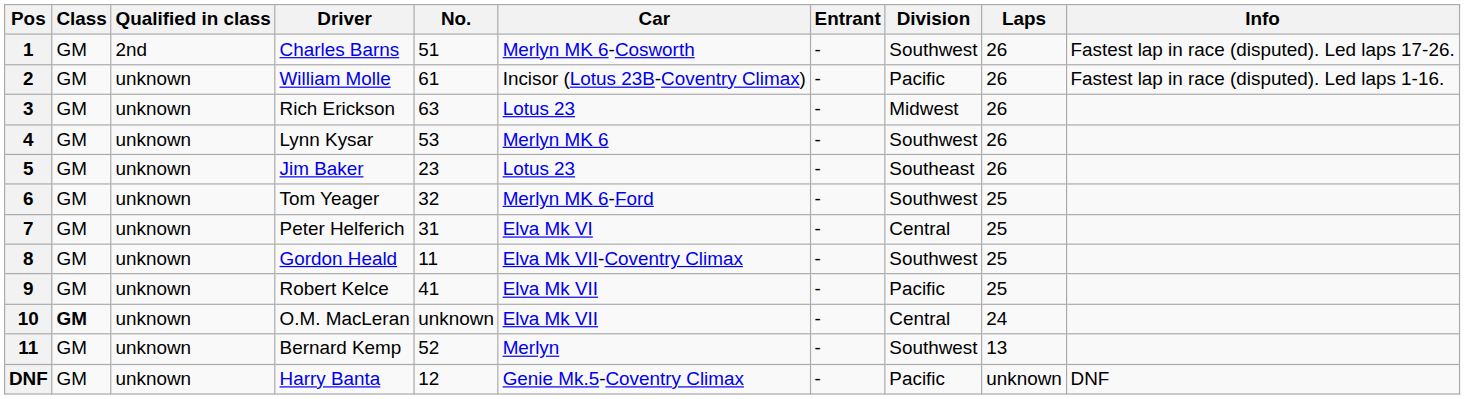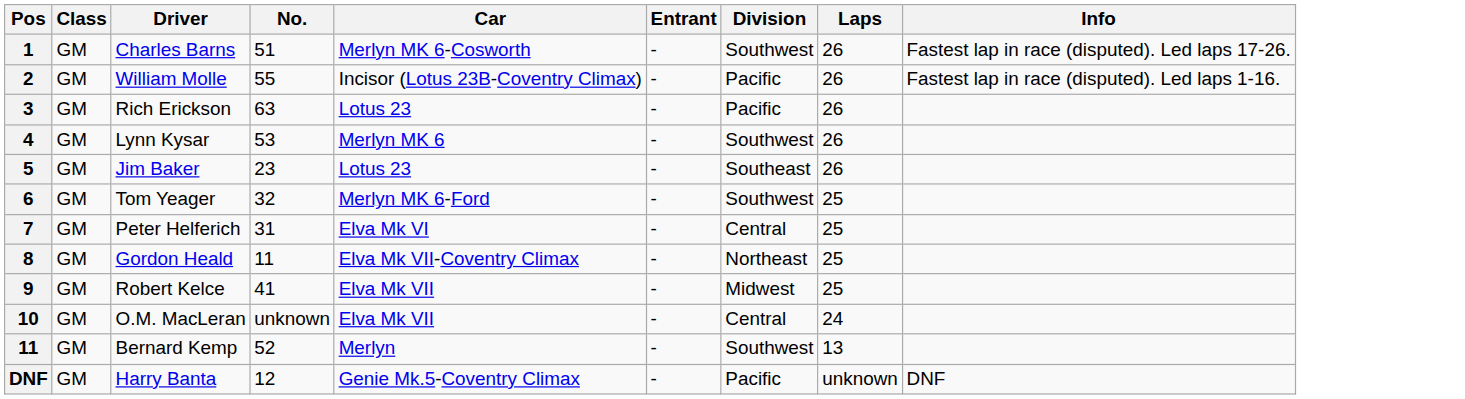- column: (193, 19)
(429, 79) 61 -> (265, 79) 55
(924, 109) Midwest -> (753, 109) Pacific
(933, 259) Southwest -> (766, 259) Northeast
(917, 288) Pacific -> (760, 288) Midwest
(72, 318) bold -> (72, 318) normal
